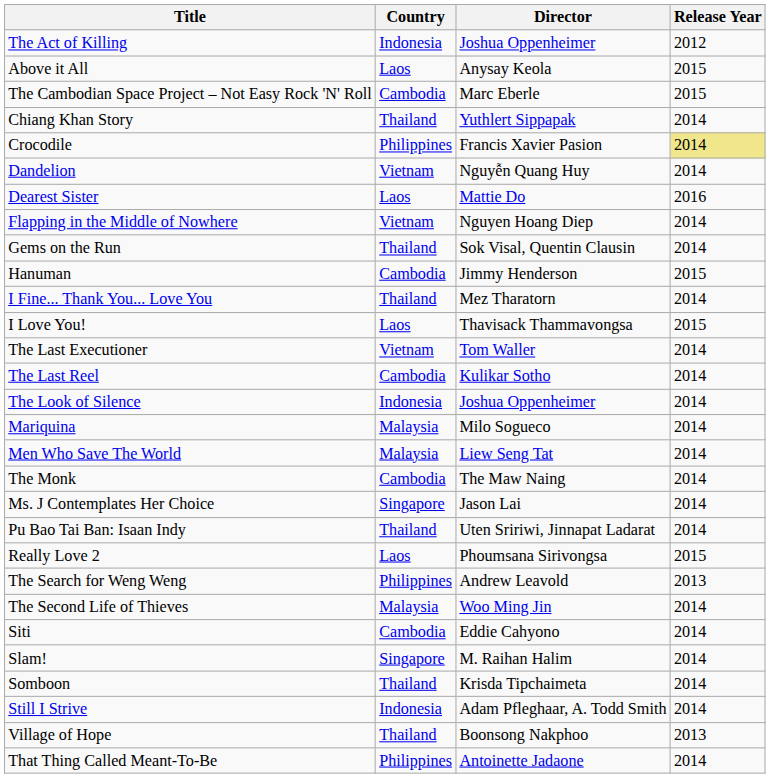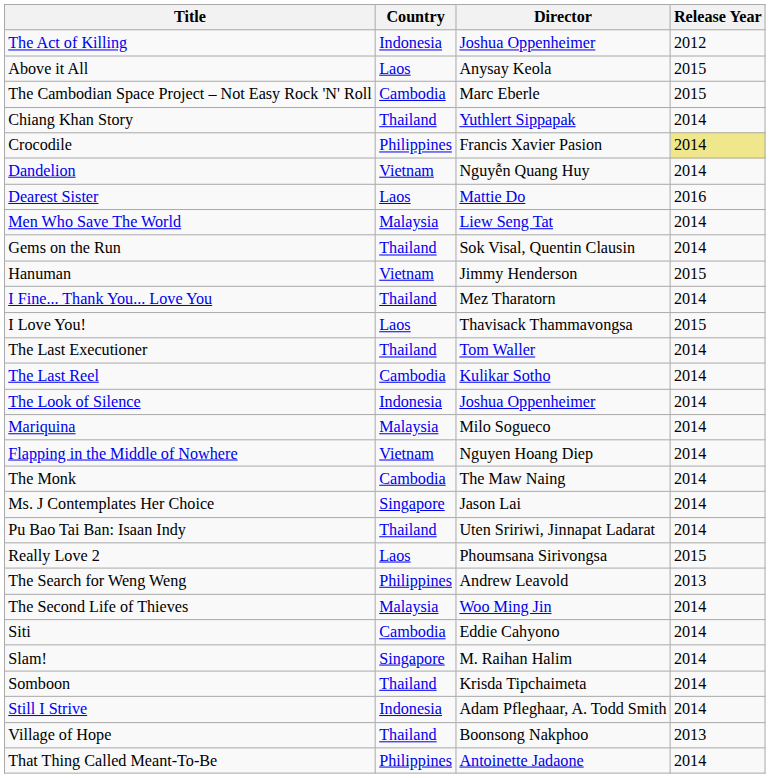rows swapped: (123, 222) <-> (95, 453)
(412, 273) Cambodia -> (407, 273) Vietnam
(407, 350) Vietnam -> (408, 350) Thailand
